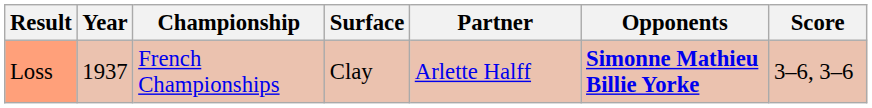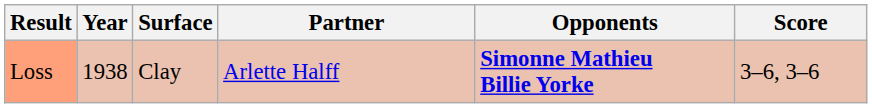- column: (229, 22)
(105, 71) 1937 -> (105, 71) 1938
